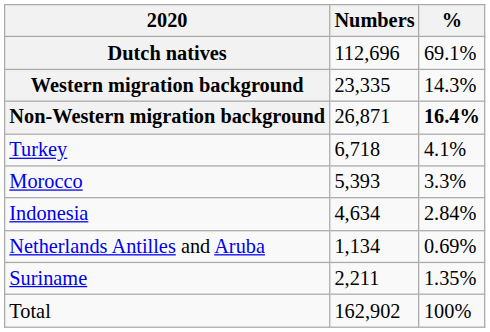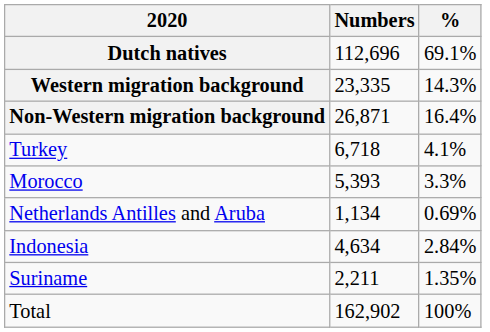(452, 117) bold -> (450, 117) normal
rows swapped: (49, 213) <-> (137, 246)
